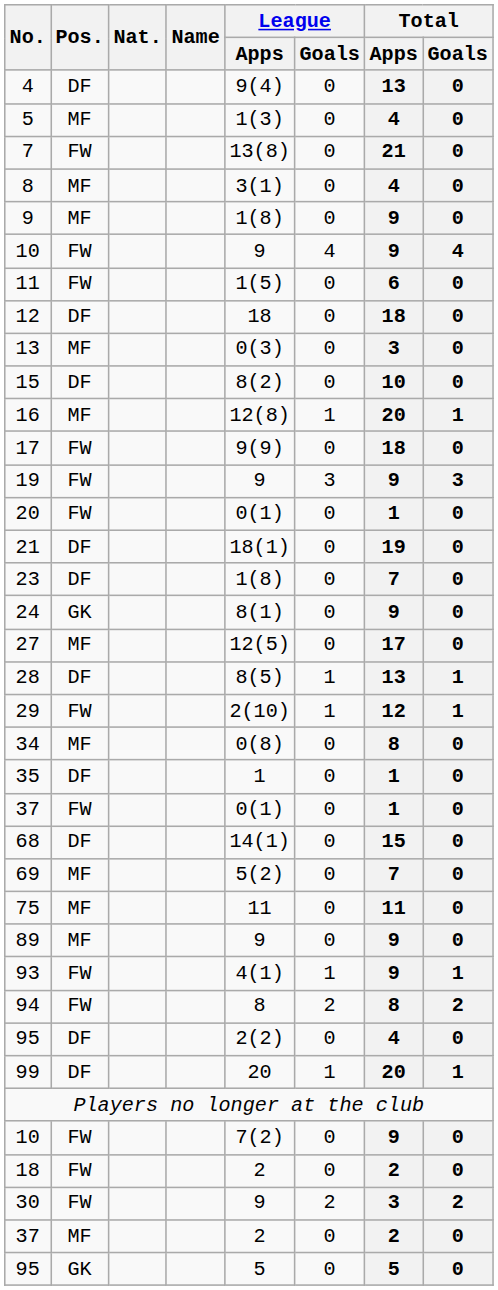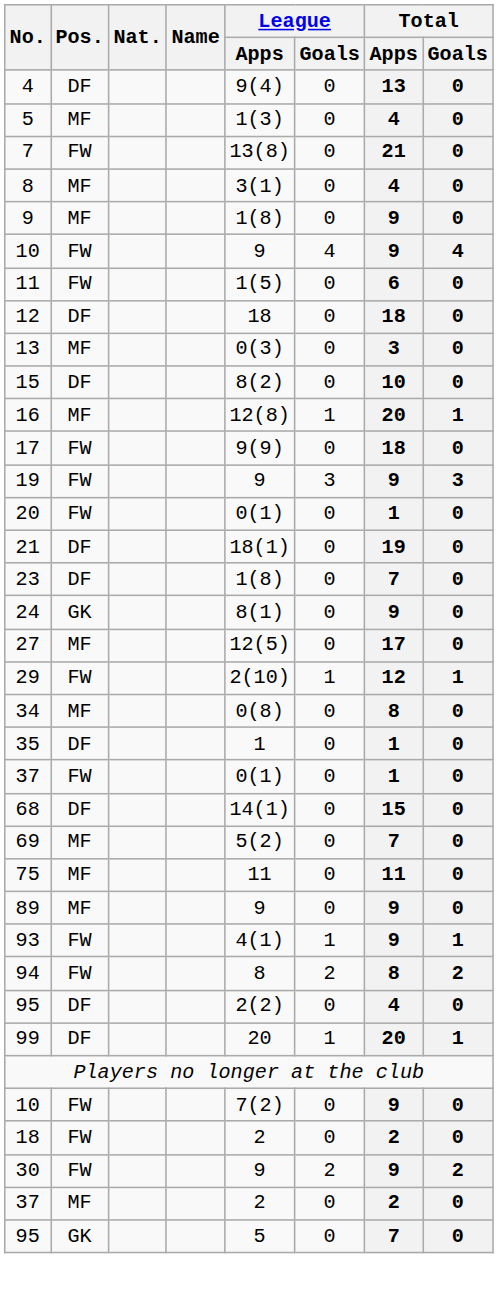- row: (28, 678)
(394, 1203) 3 -> (394, 1171) 9
(394, 1269) 5 -> (394, 1236) 7
